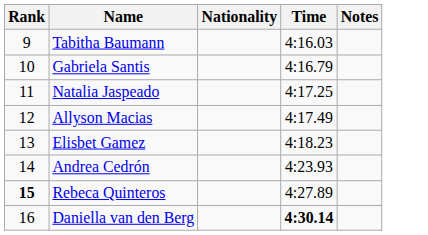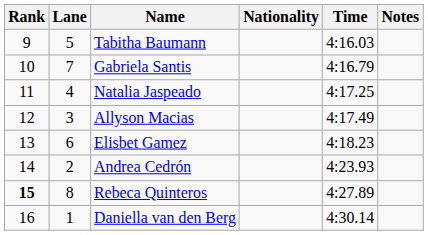+ column: (70, 17)
(309, 218) bold -> (350, 218) normal
